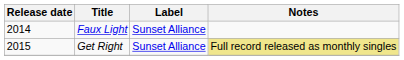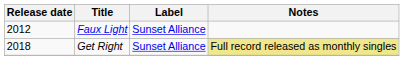(19, 30) 2014 -> (19, 30) 2012
(19, 47) 2015 -> (19, 47) 2018
